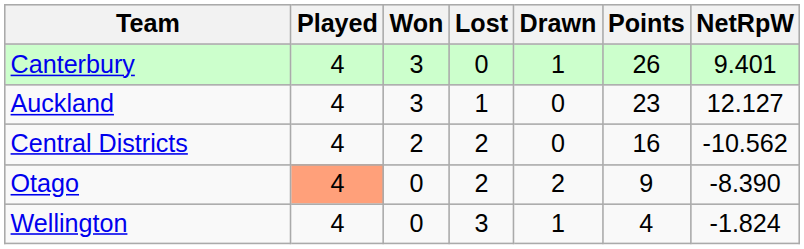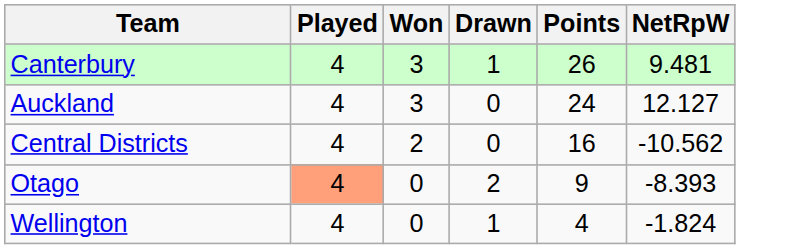- column: (482, 24)
(745, 64) 9.401 -> (681, 64) 9.481
(646, 104) 23 -> (582, 104) 24
(745, 183) -8.390 -> (681, 183) -8.393
